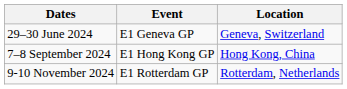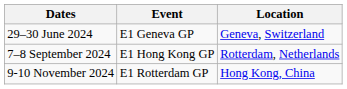(267, 53) Hong Kong, China -> (280, 53) Rotterdam, Netherlands
(280, 73) Rotterdam, Netherlands -> (267, 73) Hong Kong, China
